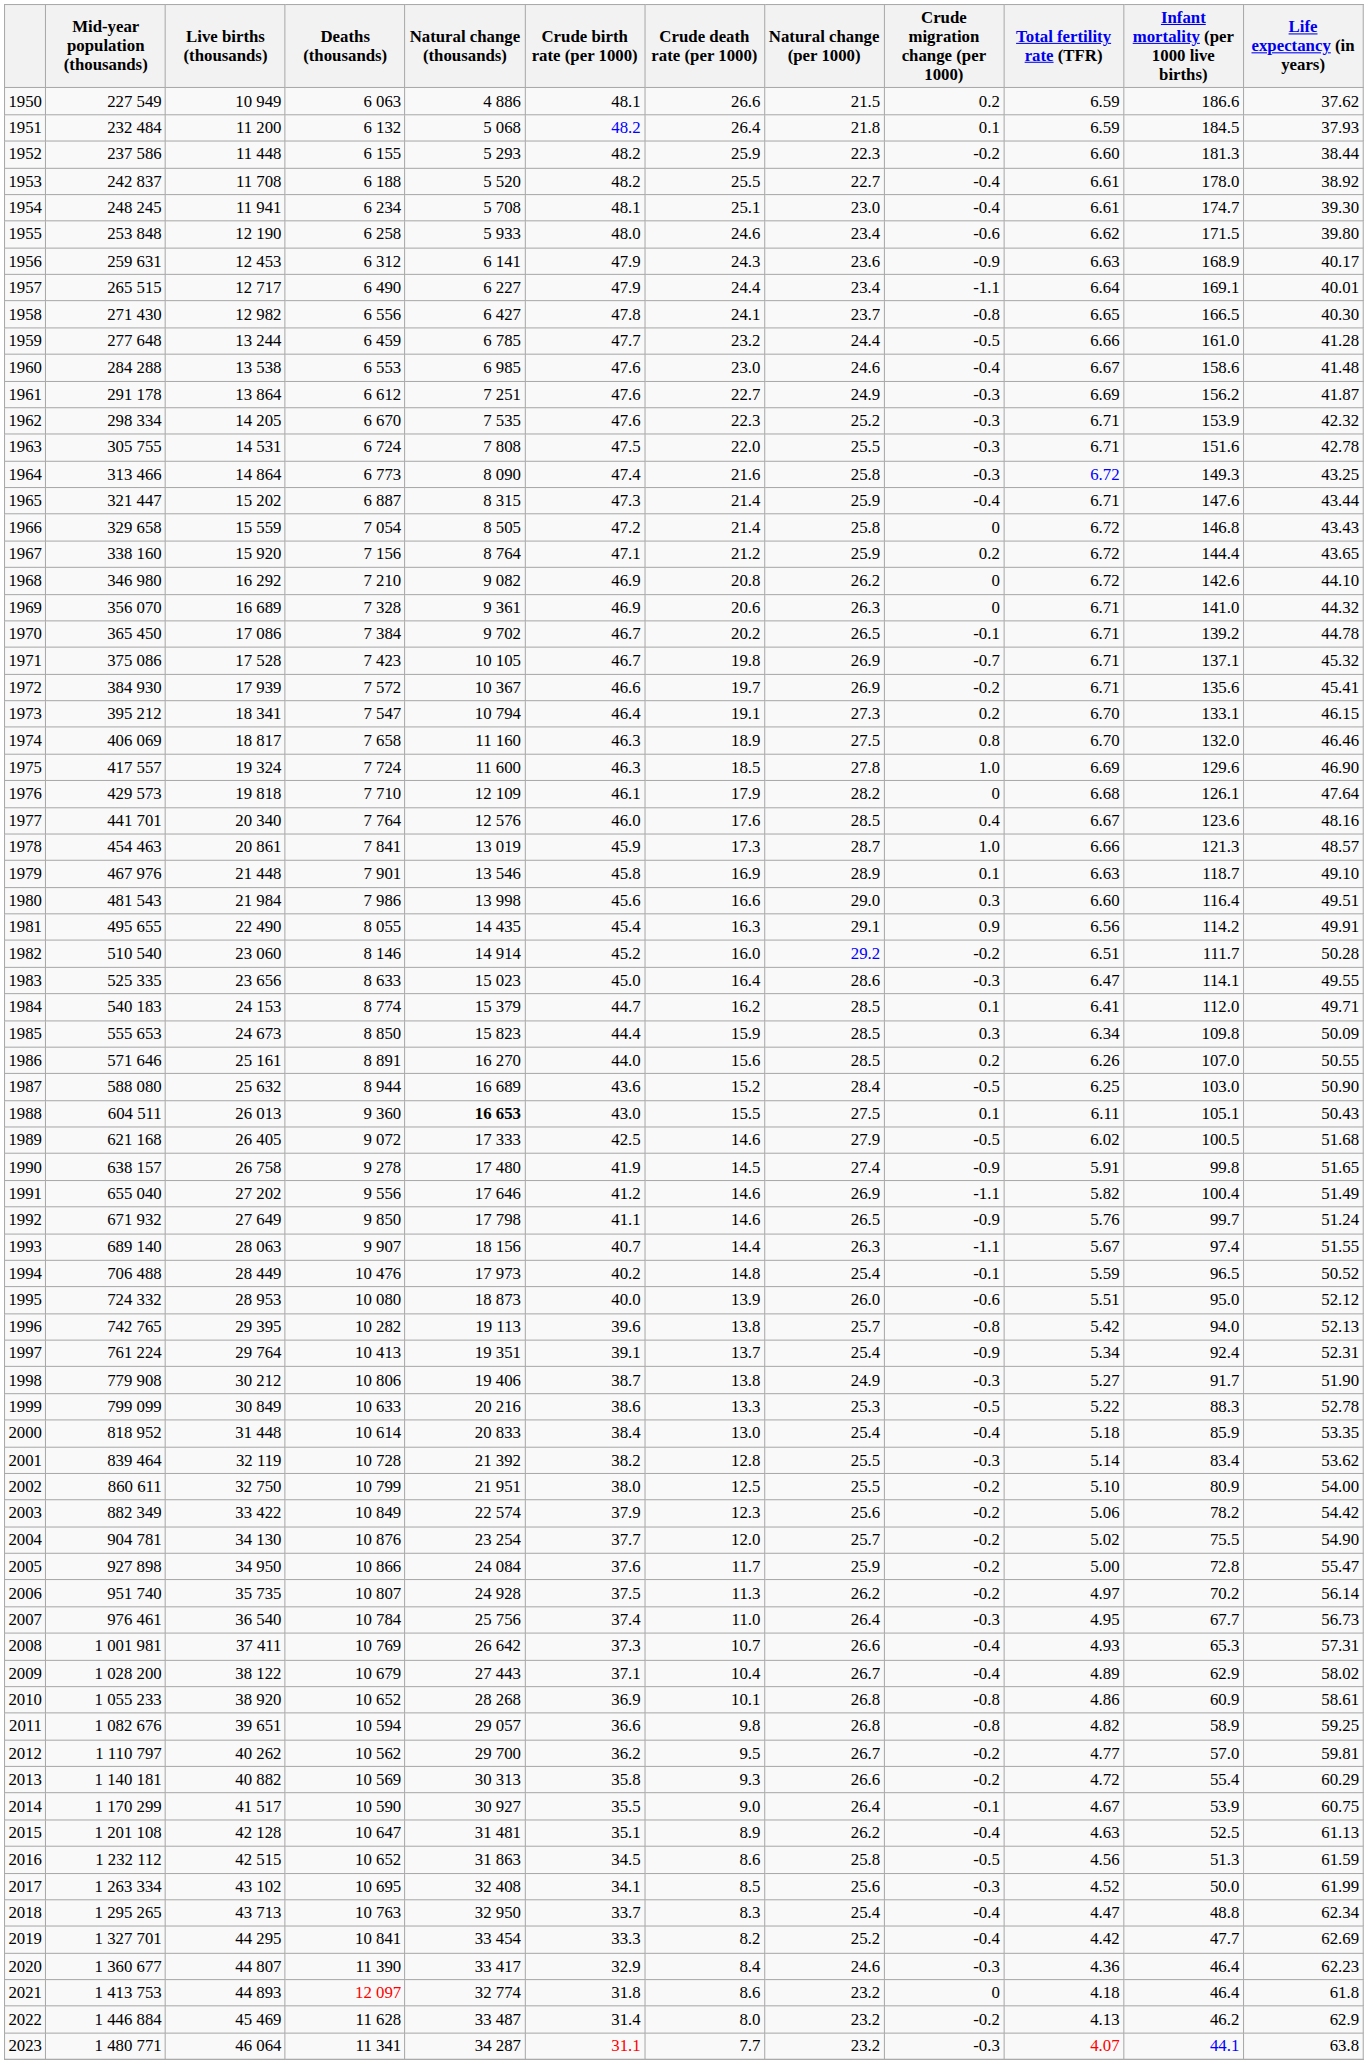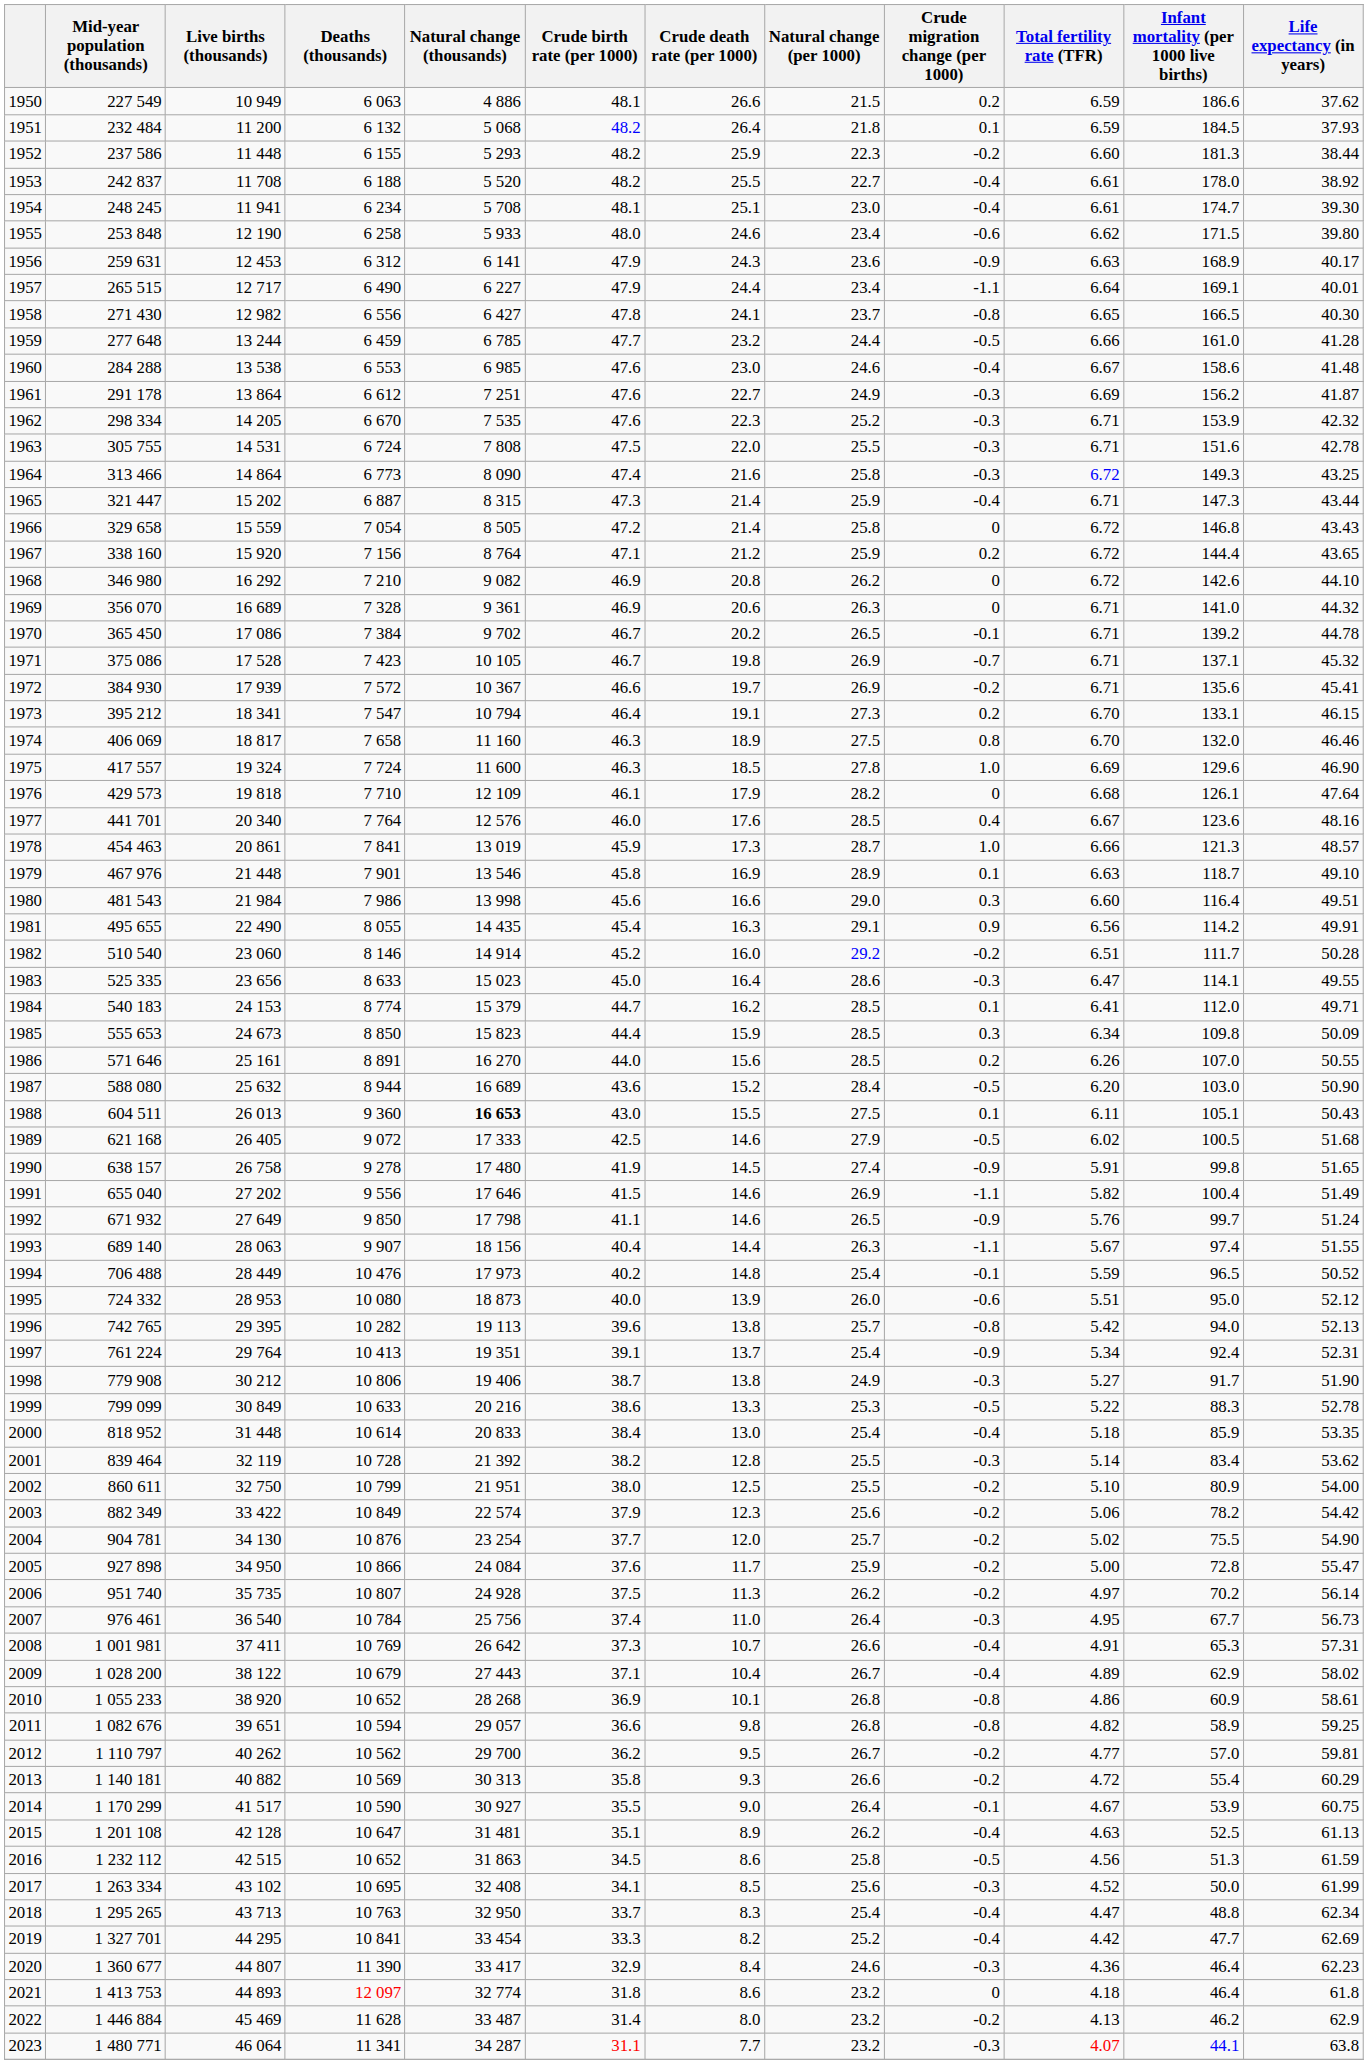(1220, 500) 147.6 -> (1220, 500) 147.3
(1105, 1086) 6.25 -> (1105, 1086) 6.20
(626, 1193) 41.2 -> (626, 1193) 41.5
(626, 1246) 40.7 -> (626, 1246) 40.4
(1105, 1646) 4.93 -> (1105, 1646) 4.91
